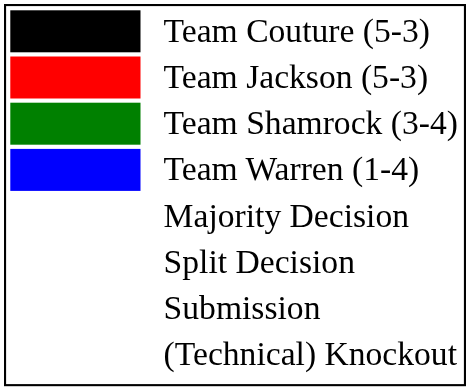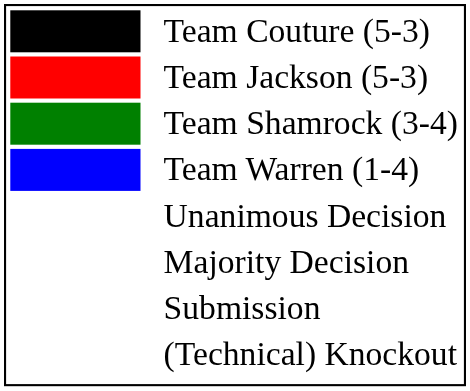+ row: (305, 215)
- row: (259, 261)
